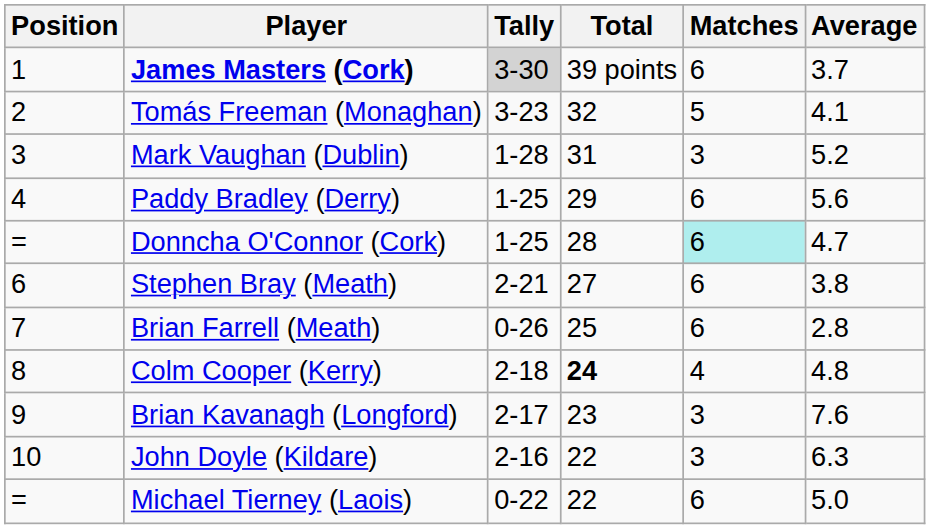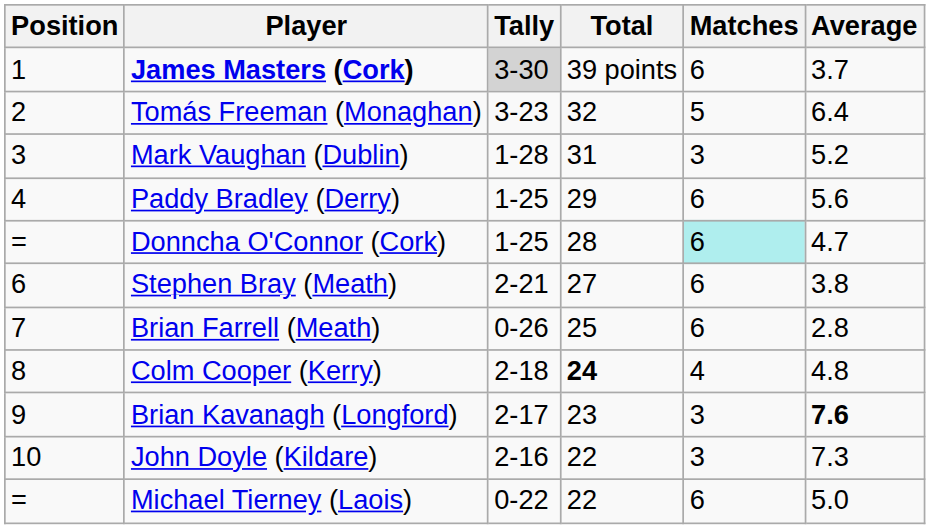(830, 112) 4.1 -> (830, 112) 6.4
(830, 414) normal -> (830, 414) bold
(830, 457) 6.3 -> (830, 457) 7.3
